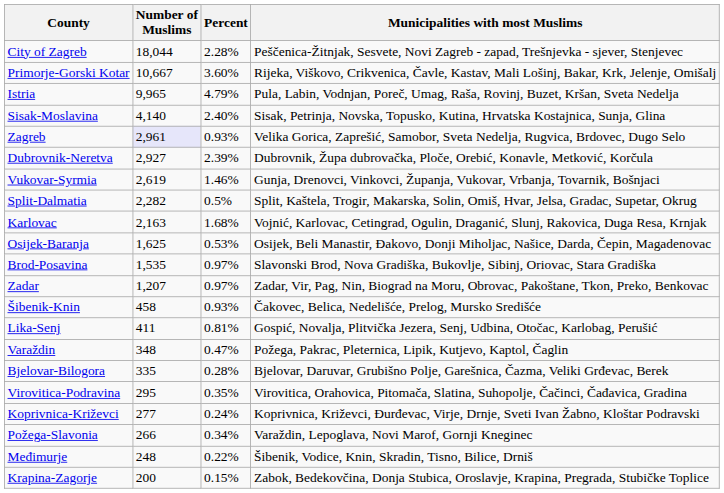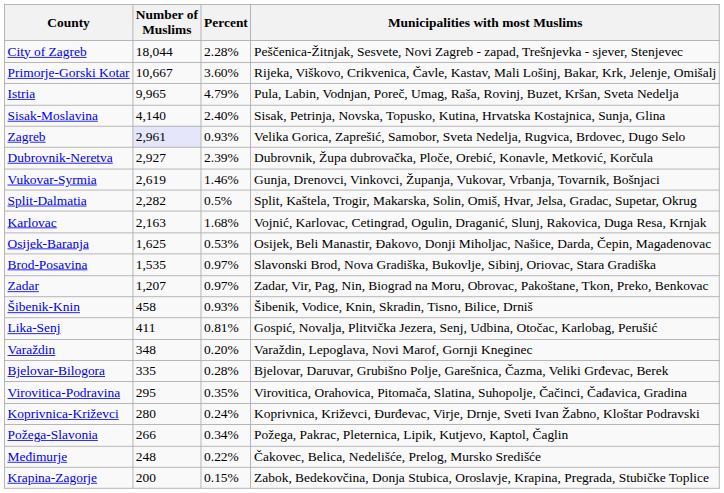(398, 307) Čakovec, Belica, Nedelišće, Prelog, Mursko Središće -> (393, 307) Šibenik, Vodice, Knin, Skradin, Tisno, Bilice, Drniš
(221, 350) 0.47% -> (221, 350) 0.20%
(411, 350) Požega, Pakrac, Pleternica, Lipik, Kutjevo, Kaptol, Čaglin -> (393, 350) Varaždin, Lepoglava, Novi Marof, Gornji Kneginec
(146, 413) 277 -> (146, 413) 280
(393, 435) Varaždin, Lepoglava, Novi Marof, Gornji Kneginec -> (411, 435) Požega, Pakrac, Pleternica, Lipik, Kutjevo, Kaptol, Čaglin
(393, 456) Šibenik, Vodice, Knin, Skradin, Tisno, Bilice, Drniš -> (398, 456) Čakovec, Belica, Nedelišće, Prelog, Mursko Središće
